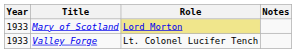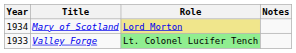(17, 26) 1933 -> (17, 26) 1934
(191, 41) no background -> (191, 41) lightgreen background
